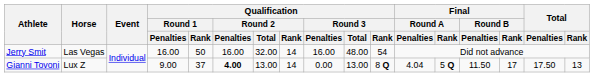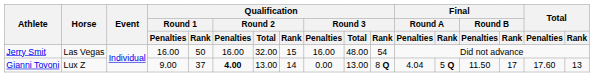(291, 52) 14 -> (291, 52) 15
(544, 66) 17.50 -> (544, 66) 17.60
